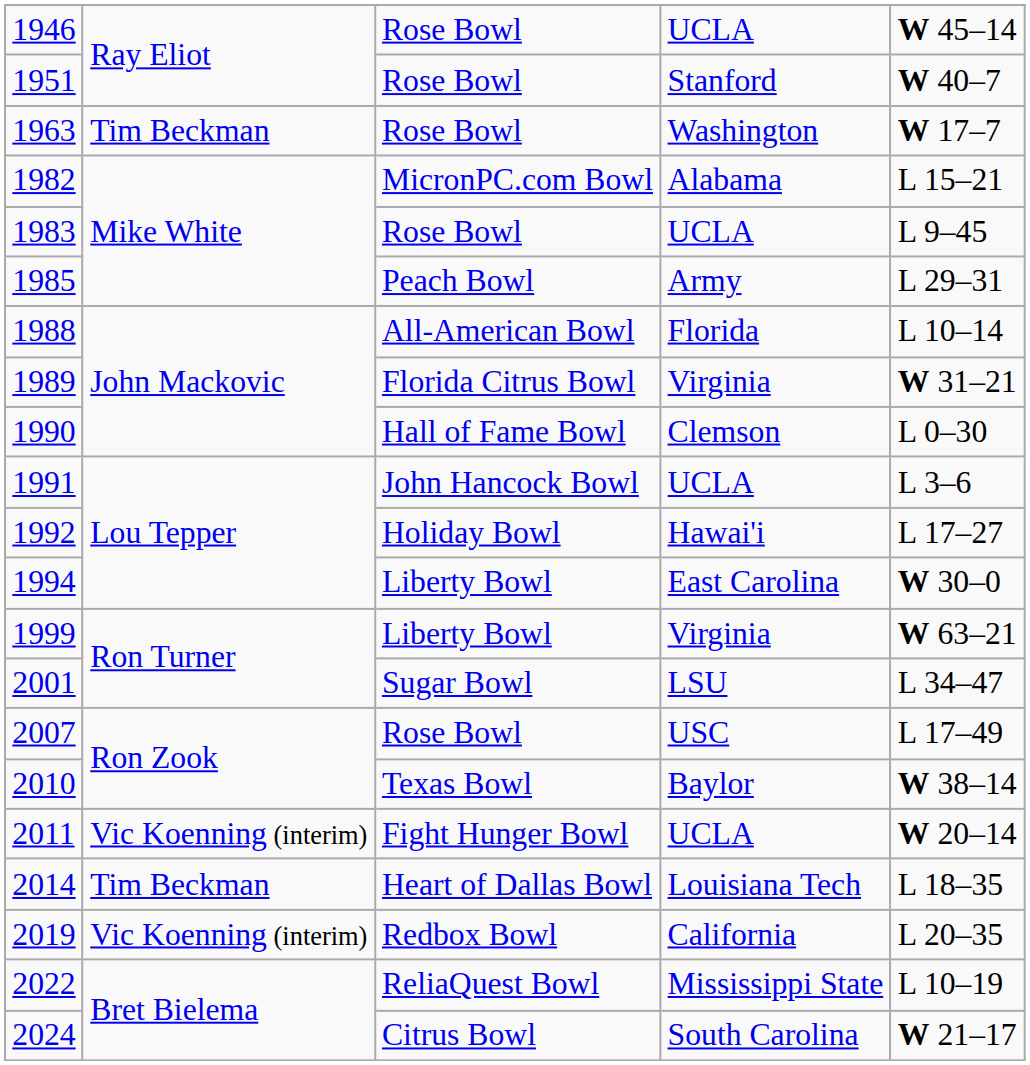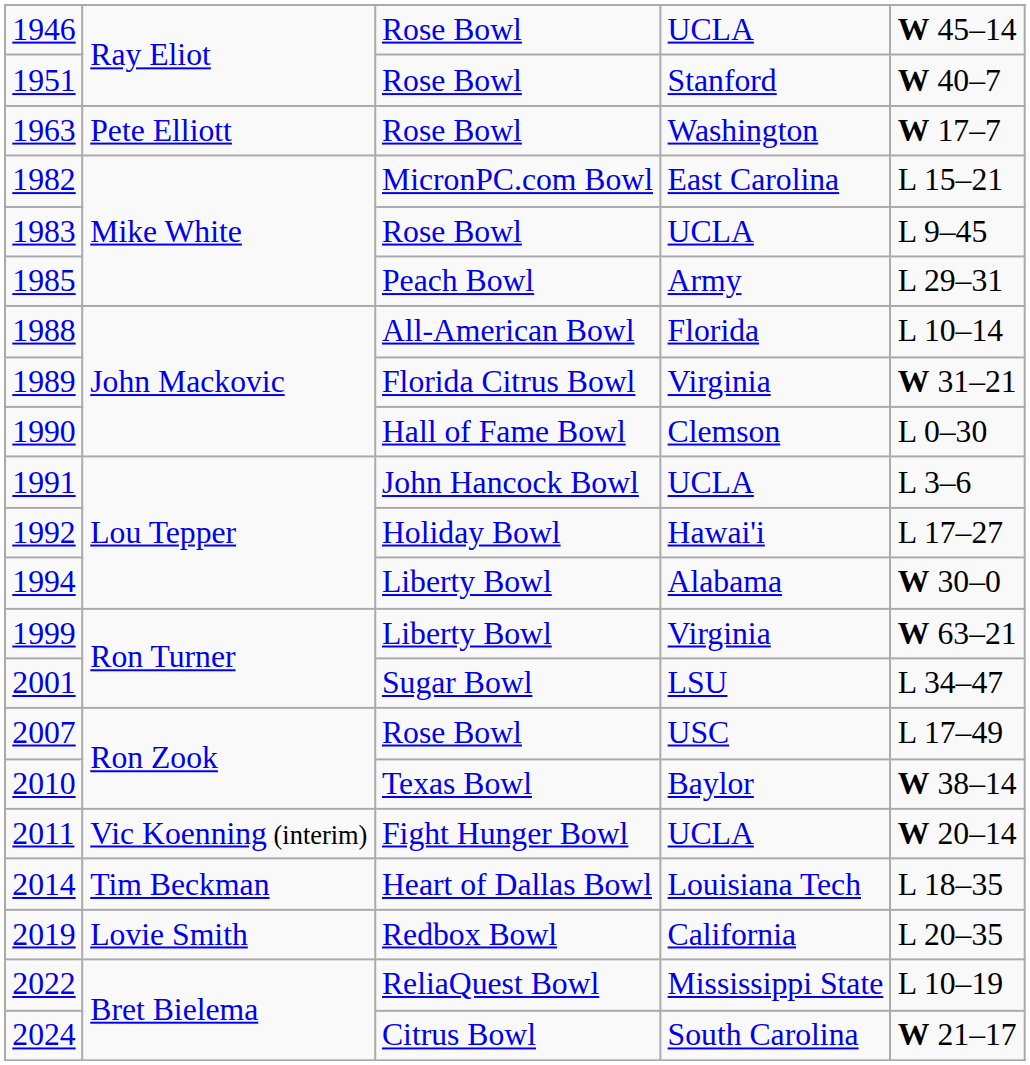(180, 130) Tim Beckman -> (161, 130) Pete Elliott
(725, 180) Alabama -> (753, 180) East Carolina
(753, 582) East Carolina -> (725, 582) Alabama
(229, 933) Vic Koenning (interim) -> (169, 933) Lovie Smith
